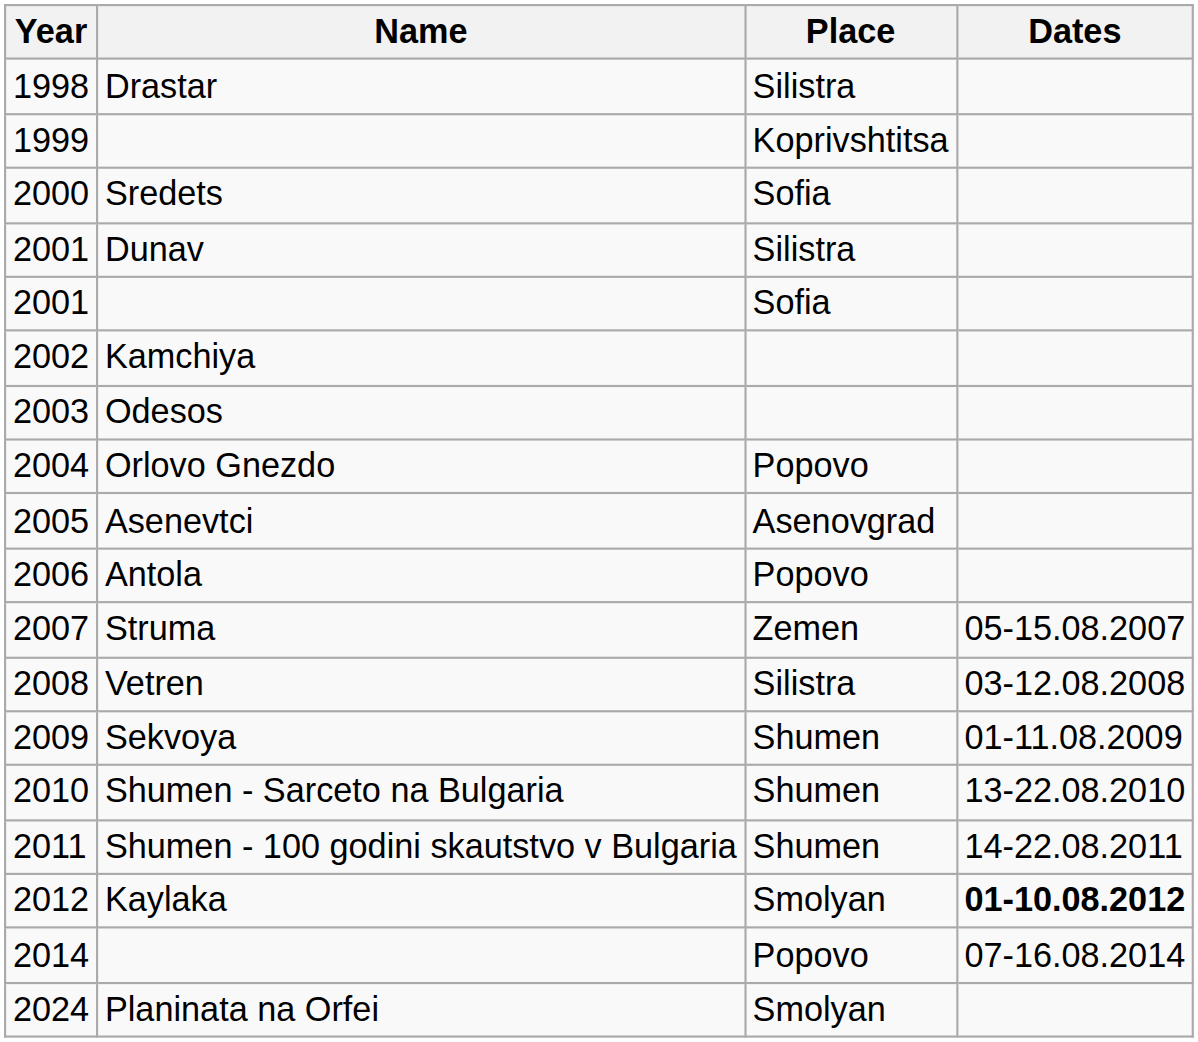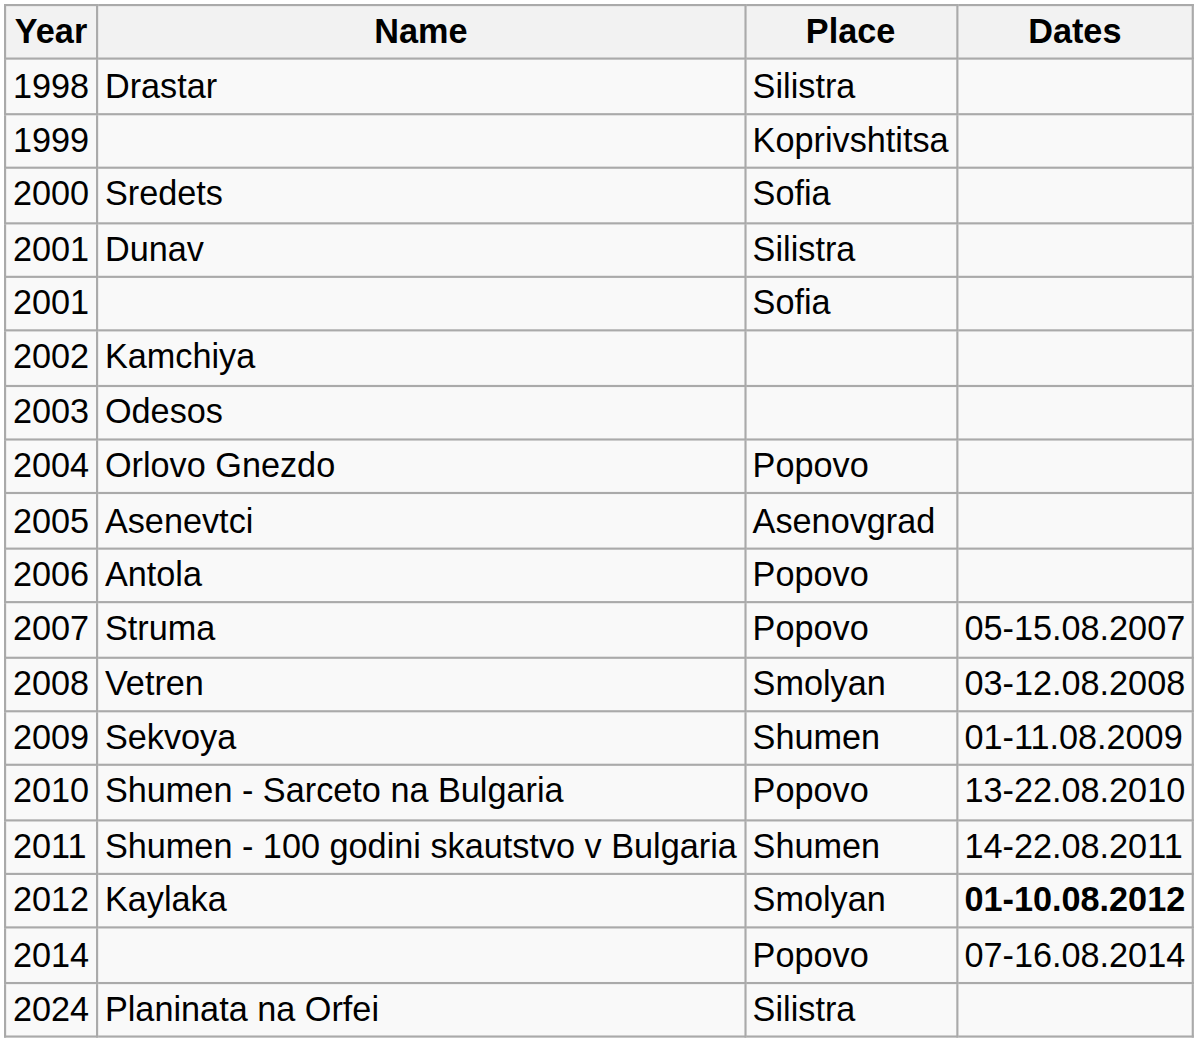(806, 628) Zemen -> (811, 628) Popovo
(804, 683) Silistra -> (819, 683) Smolyan
(816, 791) Shumen -> (811, 791) Popovo
(819, 1009) Smolyan -> (804, 1009) Silistra
